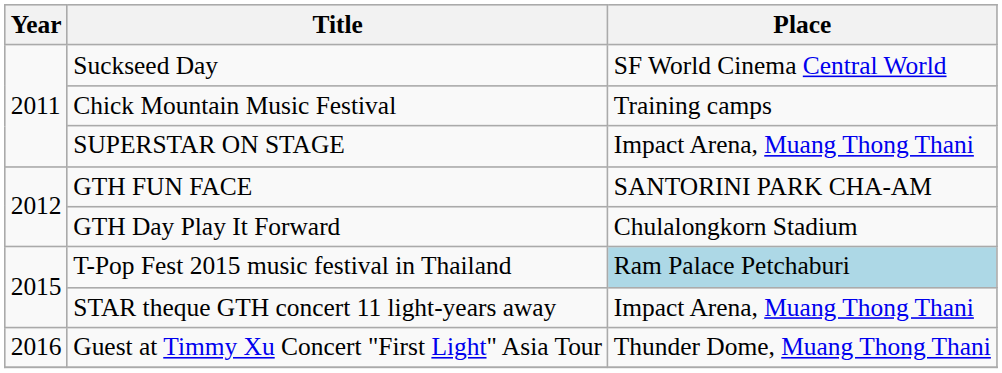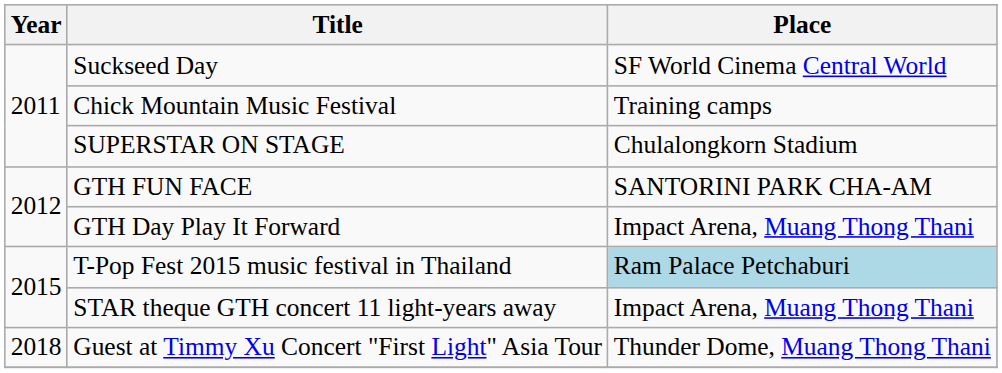(794, 145) Impact Arena, Muang Thong Thani -> (736, 145) Chulalongkorn Stadium
(736, 226) Chulalongkorn Stadium -> (794, 226) Impact Arena, Muang Thong Thani
(36, 347) 2016 -> (36, 347) 2018
